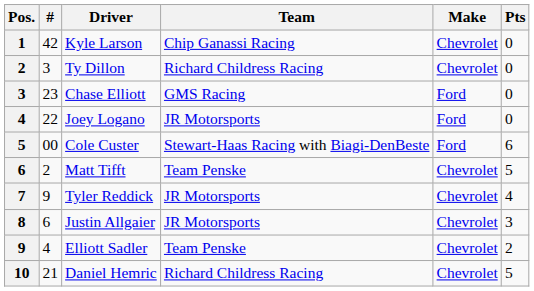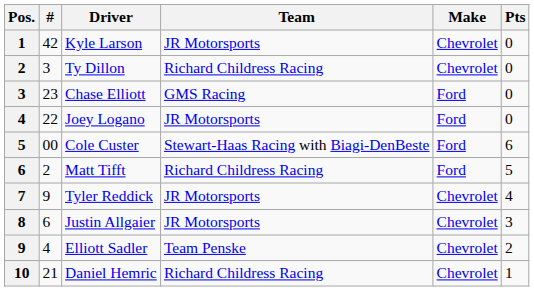(229, 43) Chip Ganassi Racing -> (212, 43) JR Motorsports
(205, 170) Team Penske -> (244, 170) Richard Childress Racing
(467, 170) Chevrolet -> (451, 170) Ford
(509, 273) 5 -> (509, 273) 1
